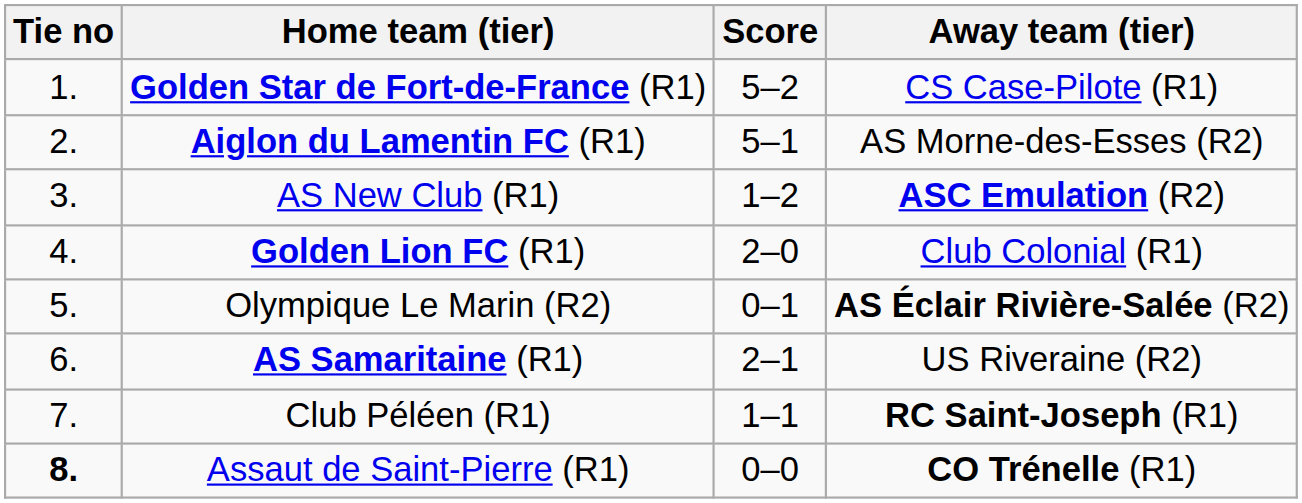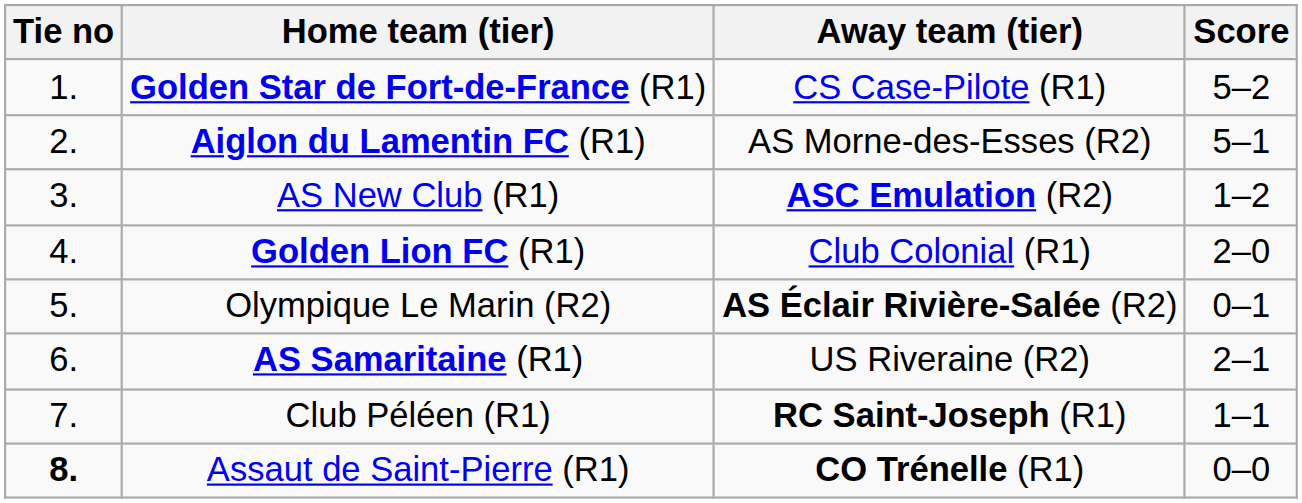columns swapped: (770, 31) <-> (1062, 31)
